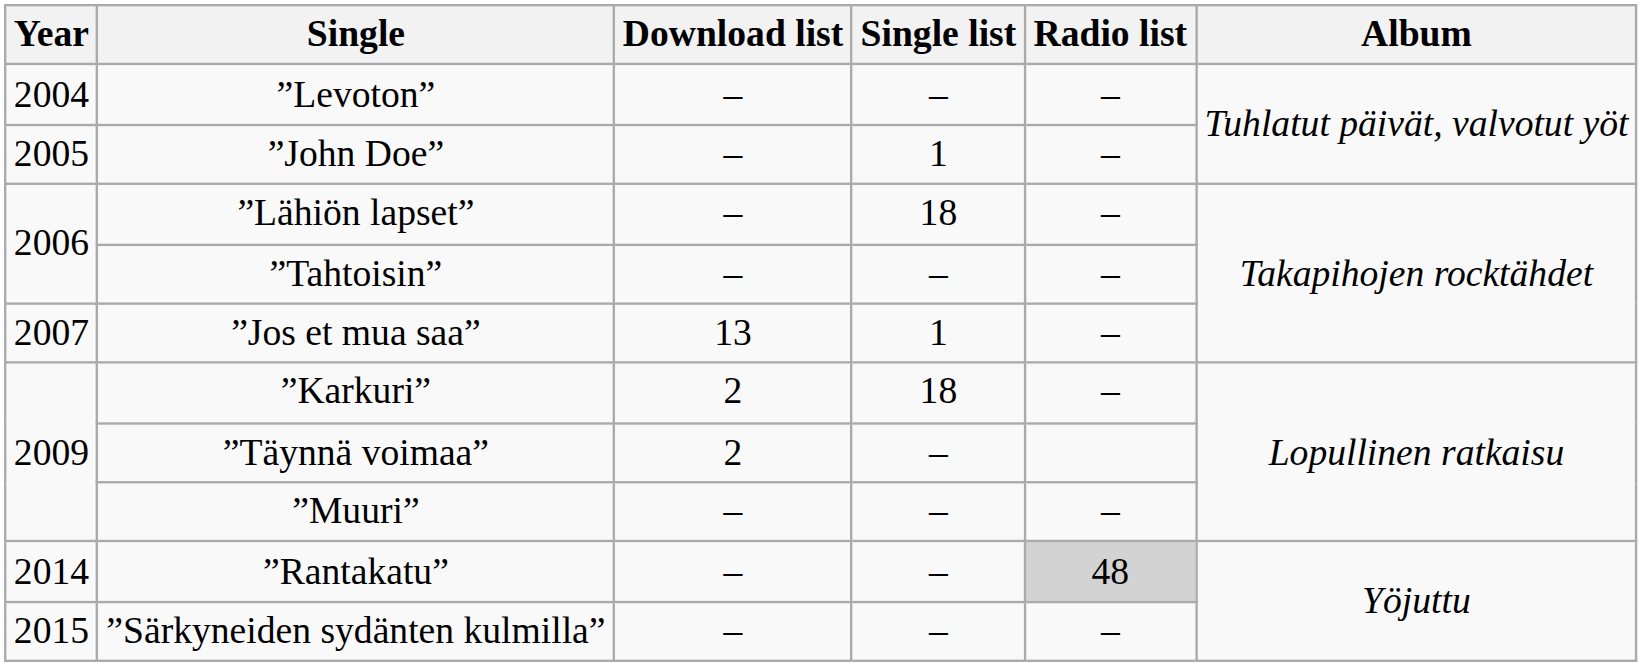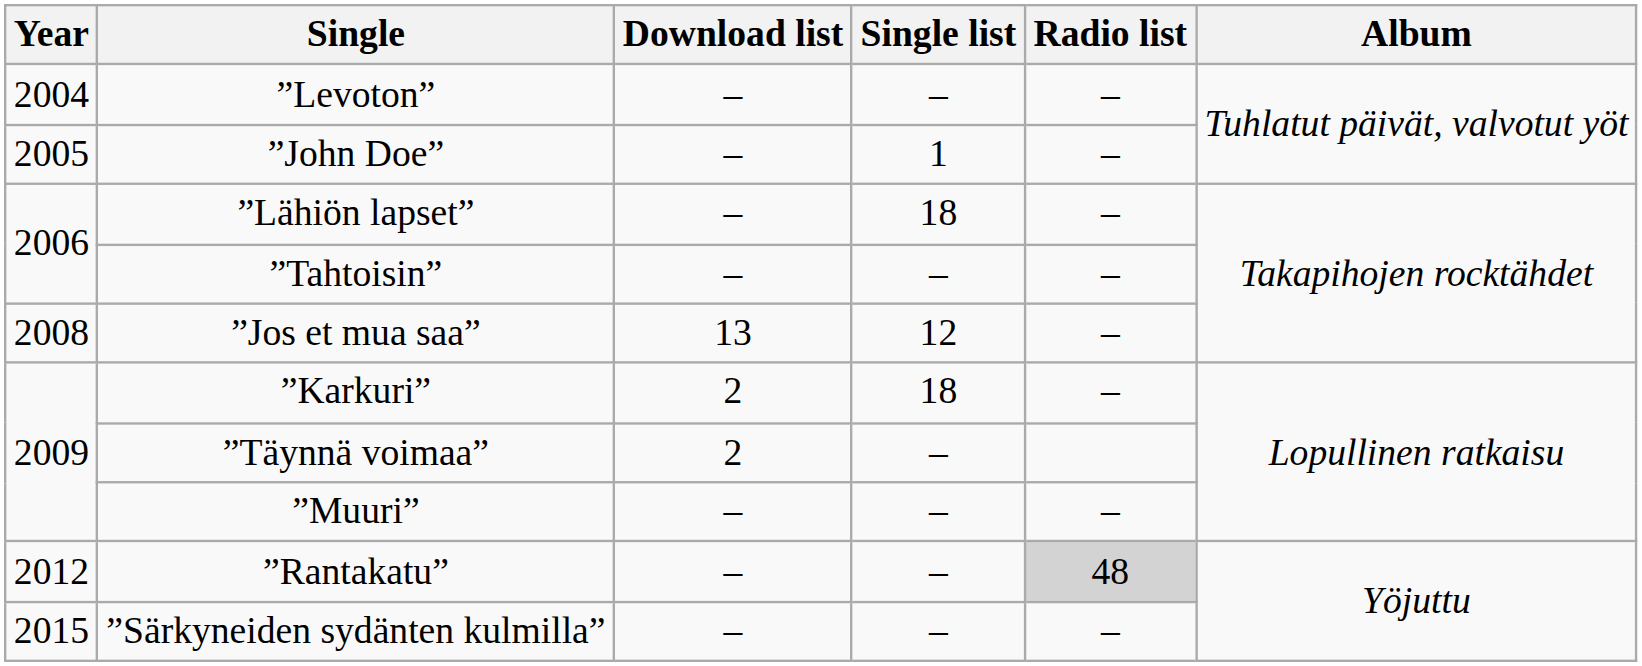(51, 332) 2007 -> (51, 332) 2008
(938, 332) 1 -> (938, 332) 12
(51, 570) 2014 -> (51, 570) 2012
